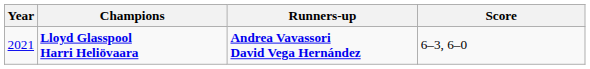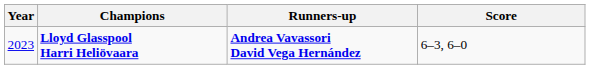(21, 45) 2021 -> (21, 45) 2023
